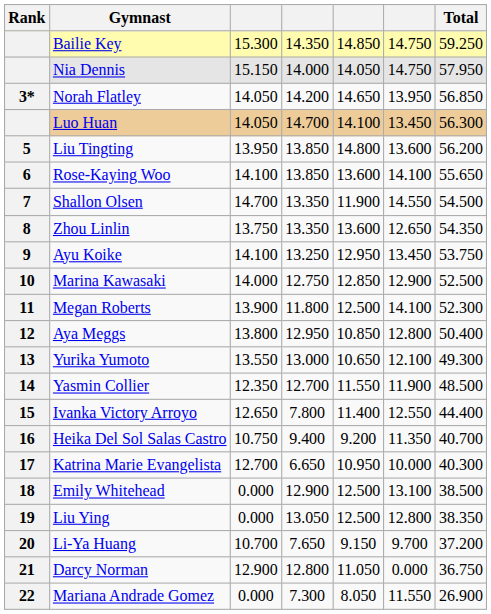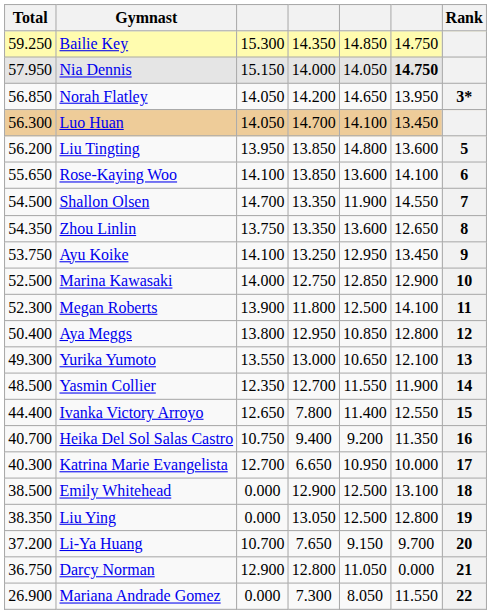columns swapped: (27, 17) <-> (461, 17)
(410, 70) normal -> (416, 70) bold
